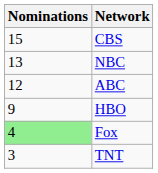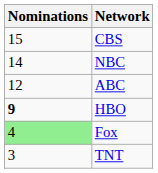(15, 62) 13 -> (15, 62) 14
(12, 109) normal -> (12, 109) bold
